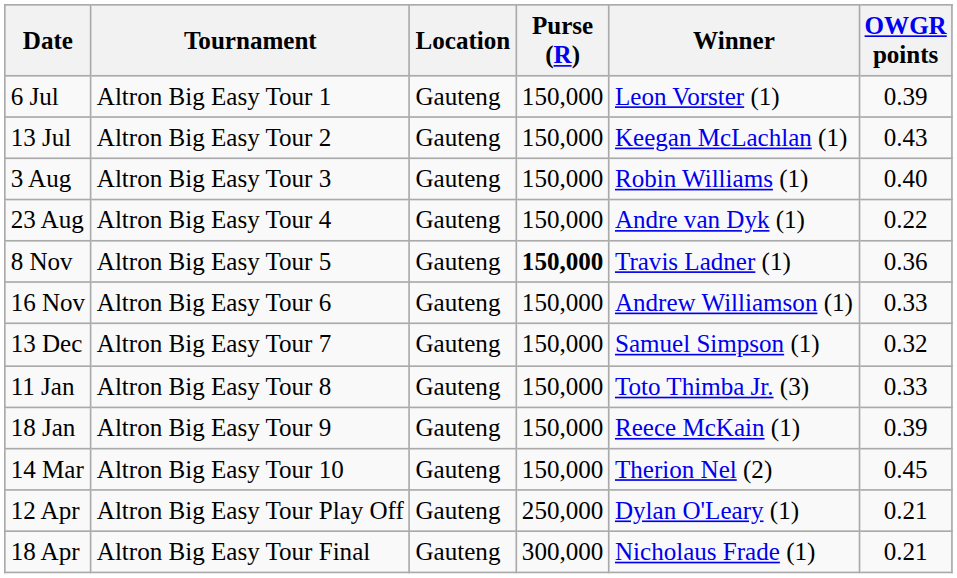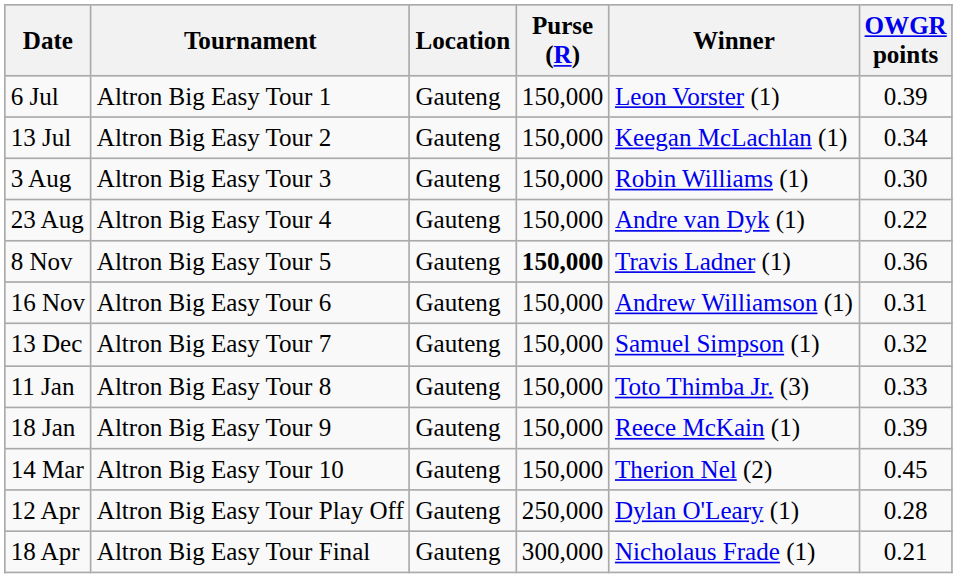(906, 137) 0.43 -> (906, 137) 0.34
(906, 179) 0.40 -> (906, 179) 0.30
(906, 303) 0.33 -> (906, 303) 0.31
(906, 509) 0.21 -> (906, 509) 0.28
